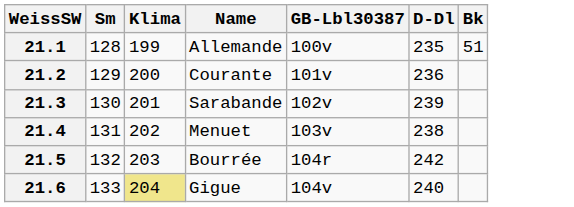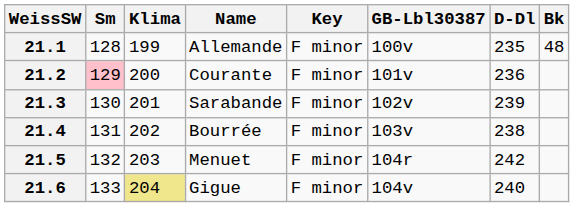+ column: (327, 19)
(473, 47) 51 -> (554, 47) 48
(105, 75) no background -> (105, 75) pink background
(220, 131) Menuet -> (225, 131) Bourrée
(225, 160) Bourrée -> (220, 160) Menuet
